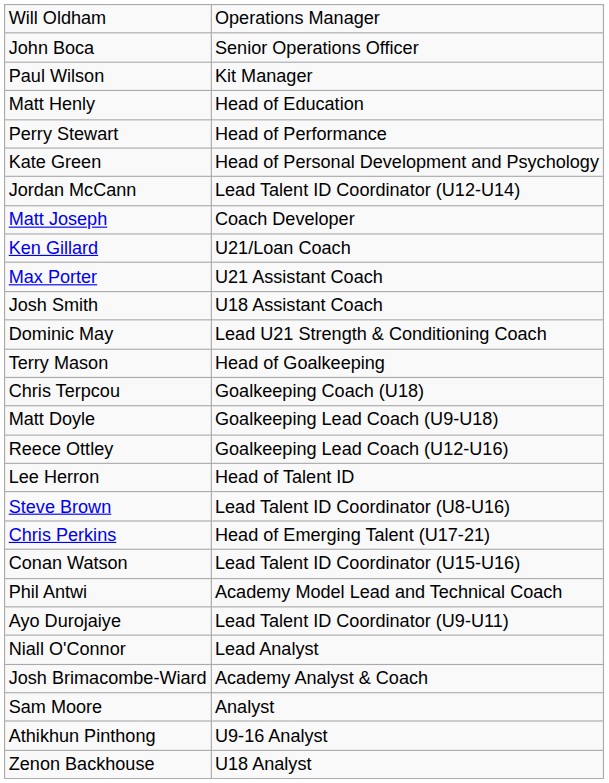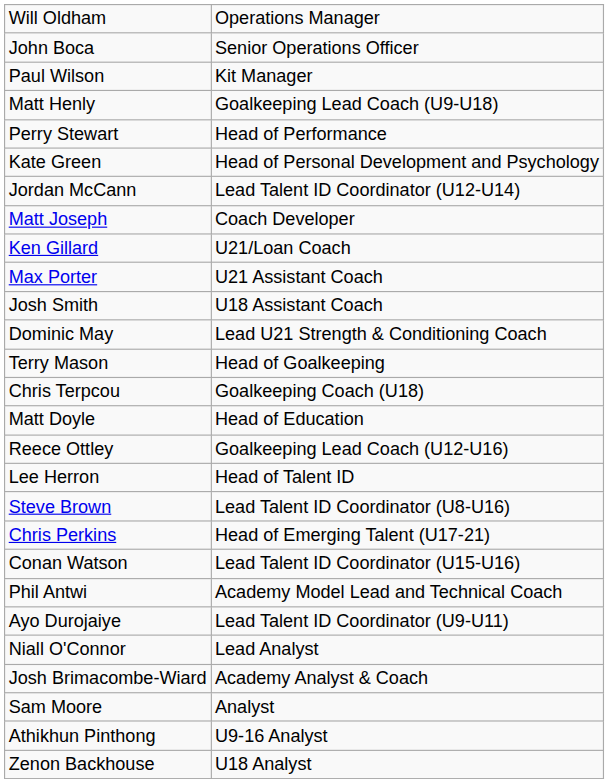(289, 104) Head of Education -> (357, 104) Goalkeeping Lead Coach (U9-U18)
(357, 420) Goalkeeping Lead Coach (U9-U18) -> (289, 420) Head of Education
